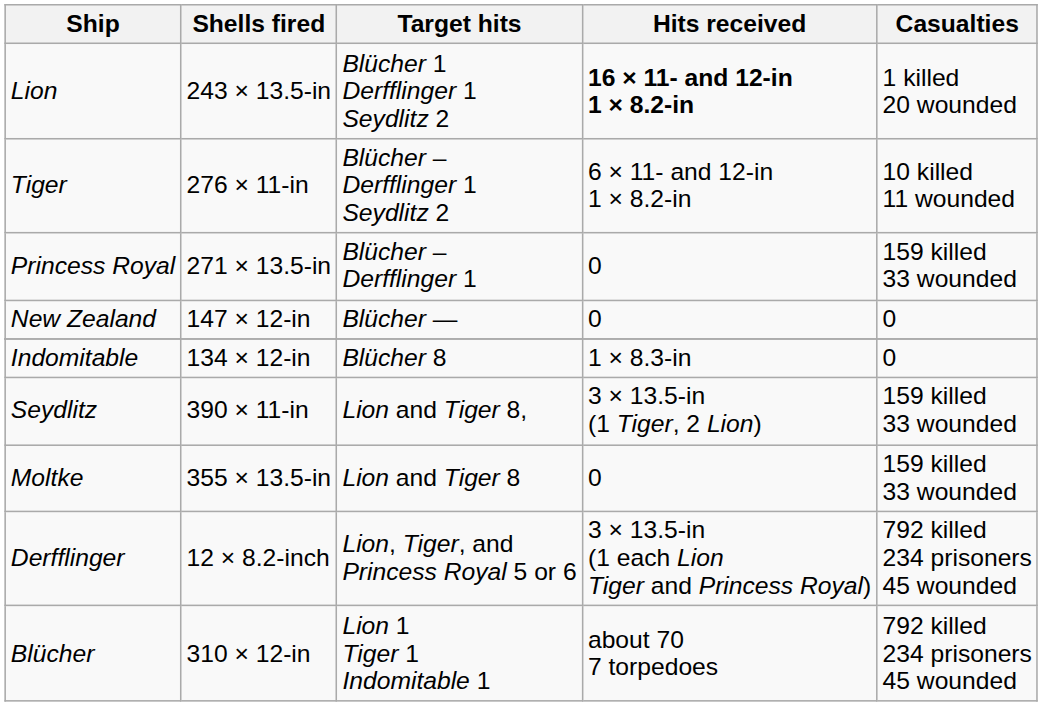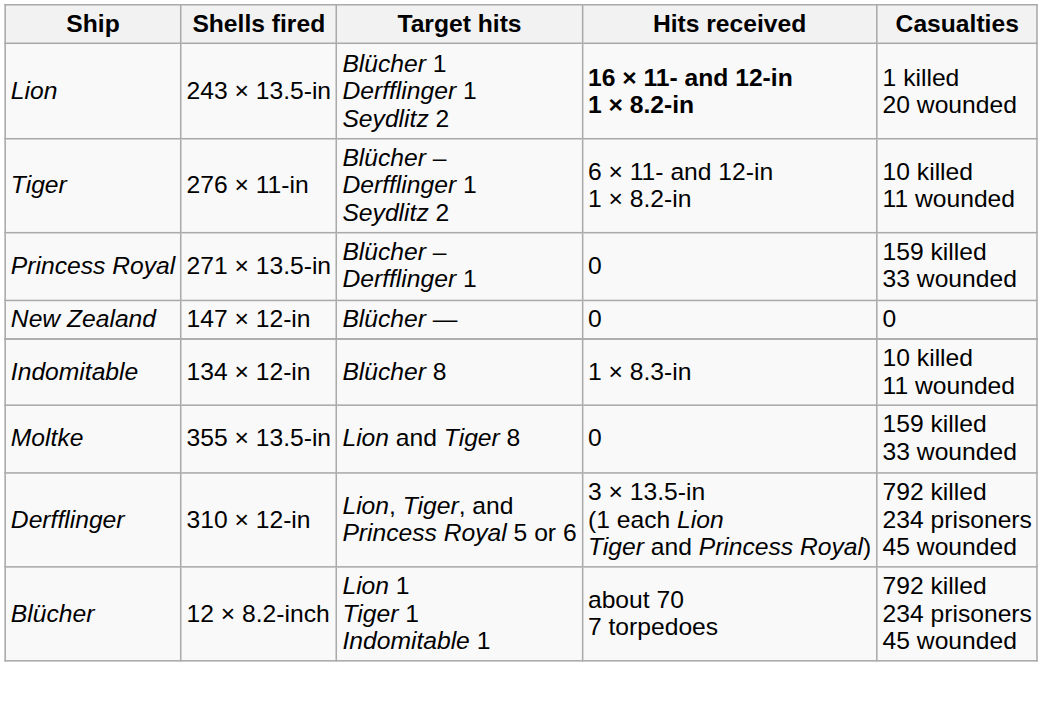(889, 358) 0 -> (949, 371) 10 killed 11 wounded
- row: (54, 410)
(258, 558) 12 × 8.2-inch -> (249, 519) 310 × 12-in
(249, 652) 310 × 12-in -> (258, 613) 12 × 8.2-inch
